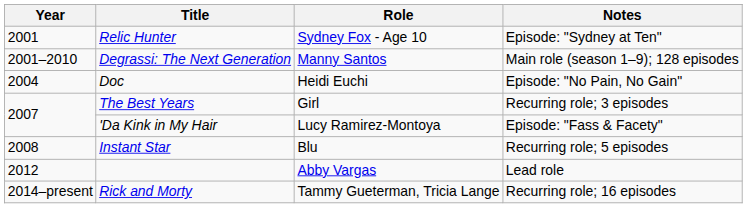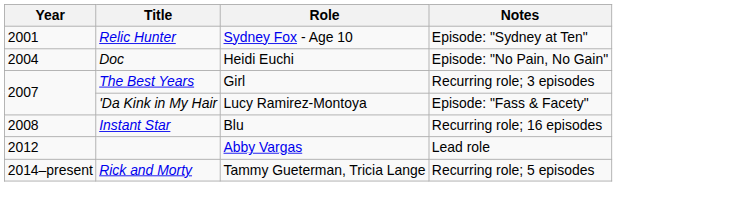- row: (195, 59)
(587, 147) Recurring role; 5 episodes -> (517, 125) Recurring role; 16 episodes
(591, 192) Recurring role; 16 episodes -> (513, 170) Recurring role; 5 episodes
